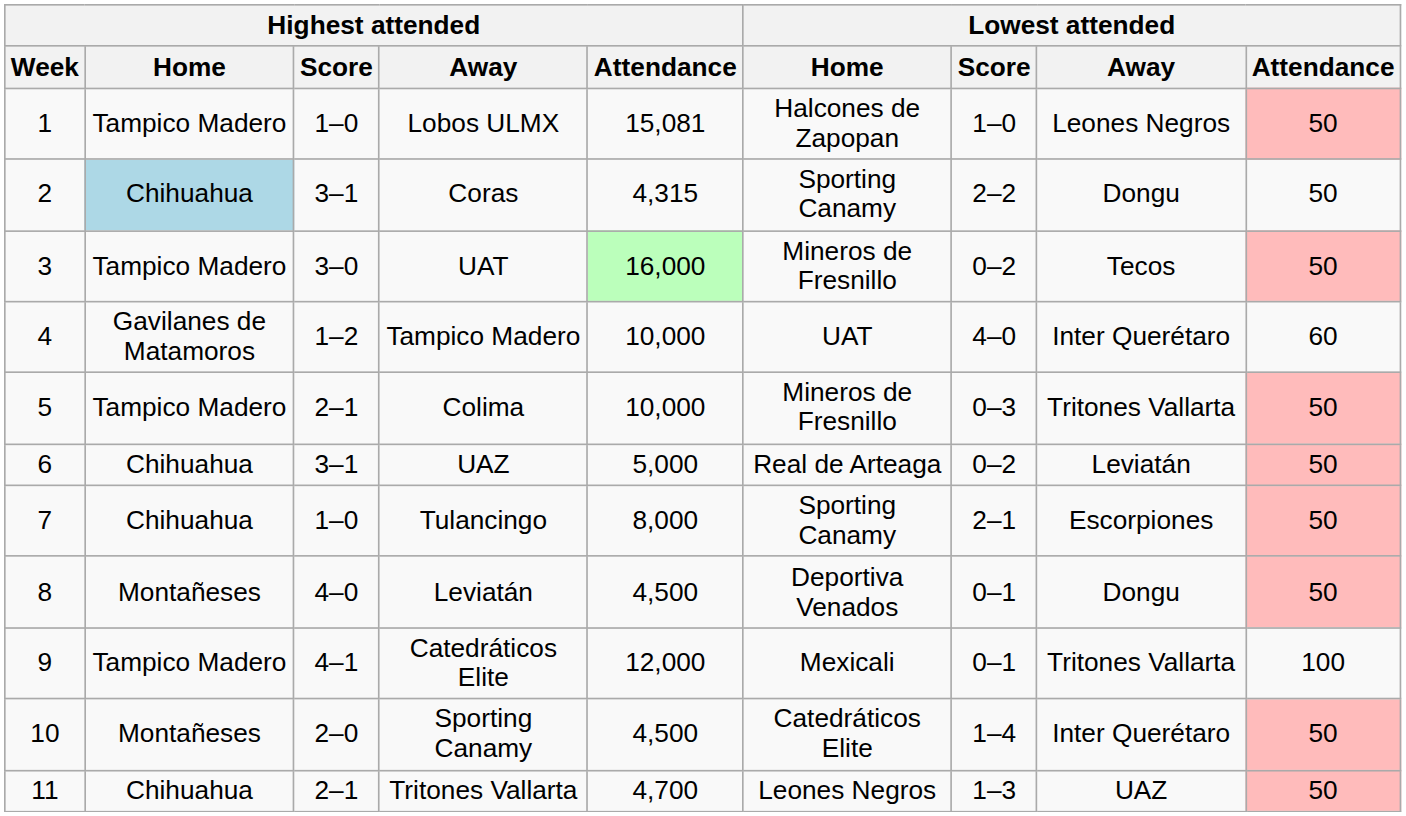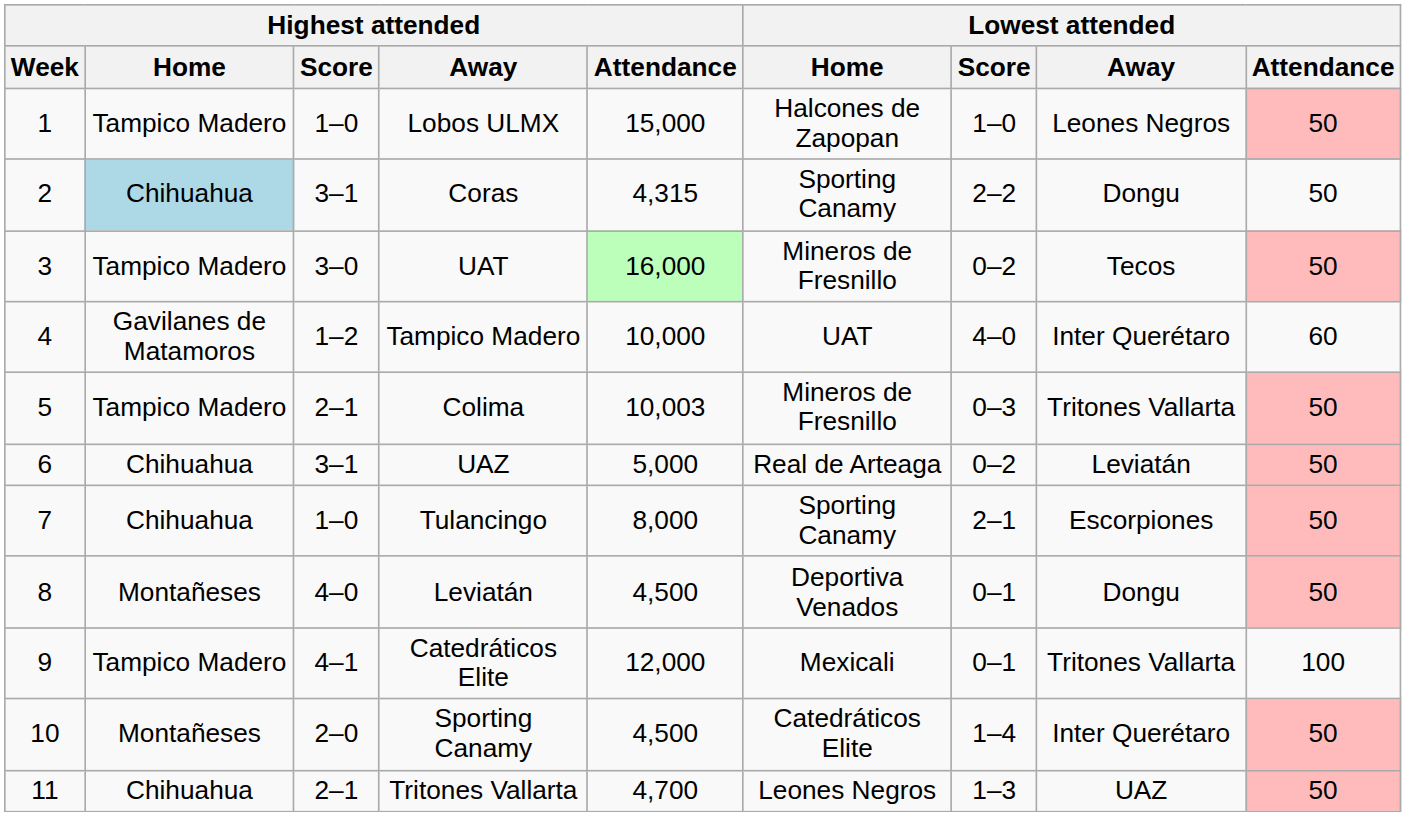(665, 123) 15,081 -> (665, 123) 15,000
(665, 407) 10,000 -> (665, 407) 10,003
